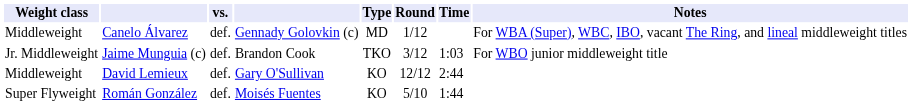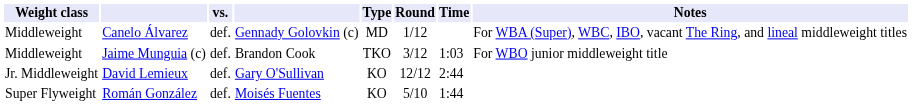(52, 53) Jr. Middleweight -> (44, 53) Middleweight
(44, 73) Middleweight -> (52, 73) Jr. Middleweight
